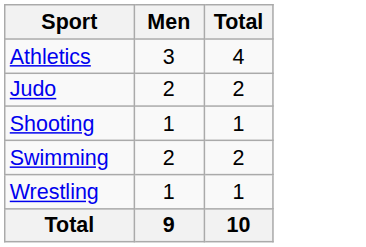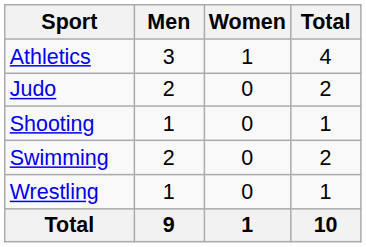+ column: (247, 22)
